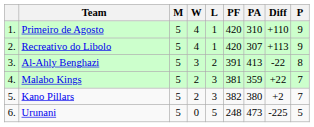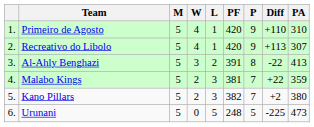columns swapped: (254, 12) <-> (300, 12)
